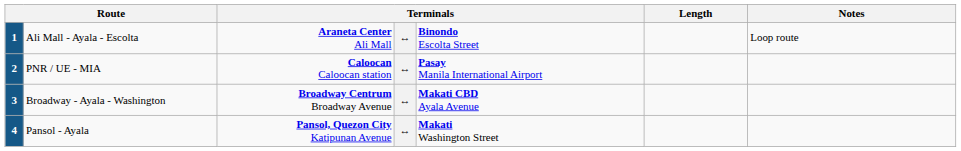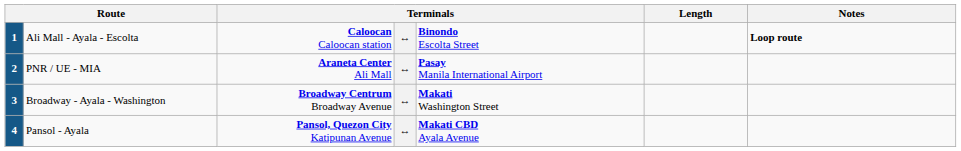(355, 38) Araneta Center Ali Mall -> (355, 38) Caloocan Caloocan station
(774, 38) normal -> (776, 38) bold
(355, 69) Caloocan Caloocan station -> (355, 69) Araneta Center Ali Mall
(449, 100) Makati CBD Ayala Avenue -> (458, 100) Makati Washington Street
(458, 131) Makati Washington Street -> (449, 131) Makati CBD Ayala Avenue
